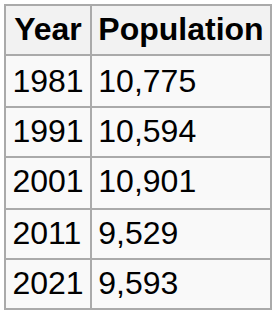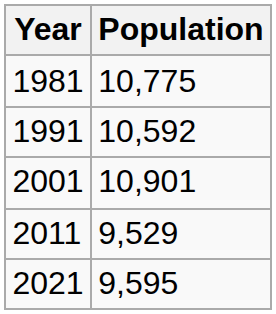(147, 131) 10,594 -> (147, 131) 10,592
(138, 283) 9,593 -> (138, 283) 9,595
